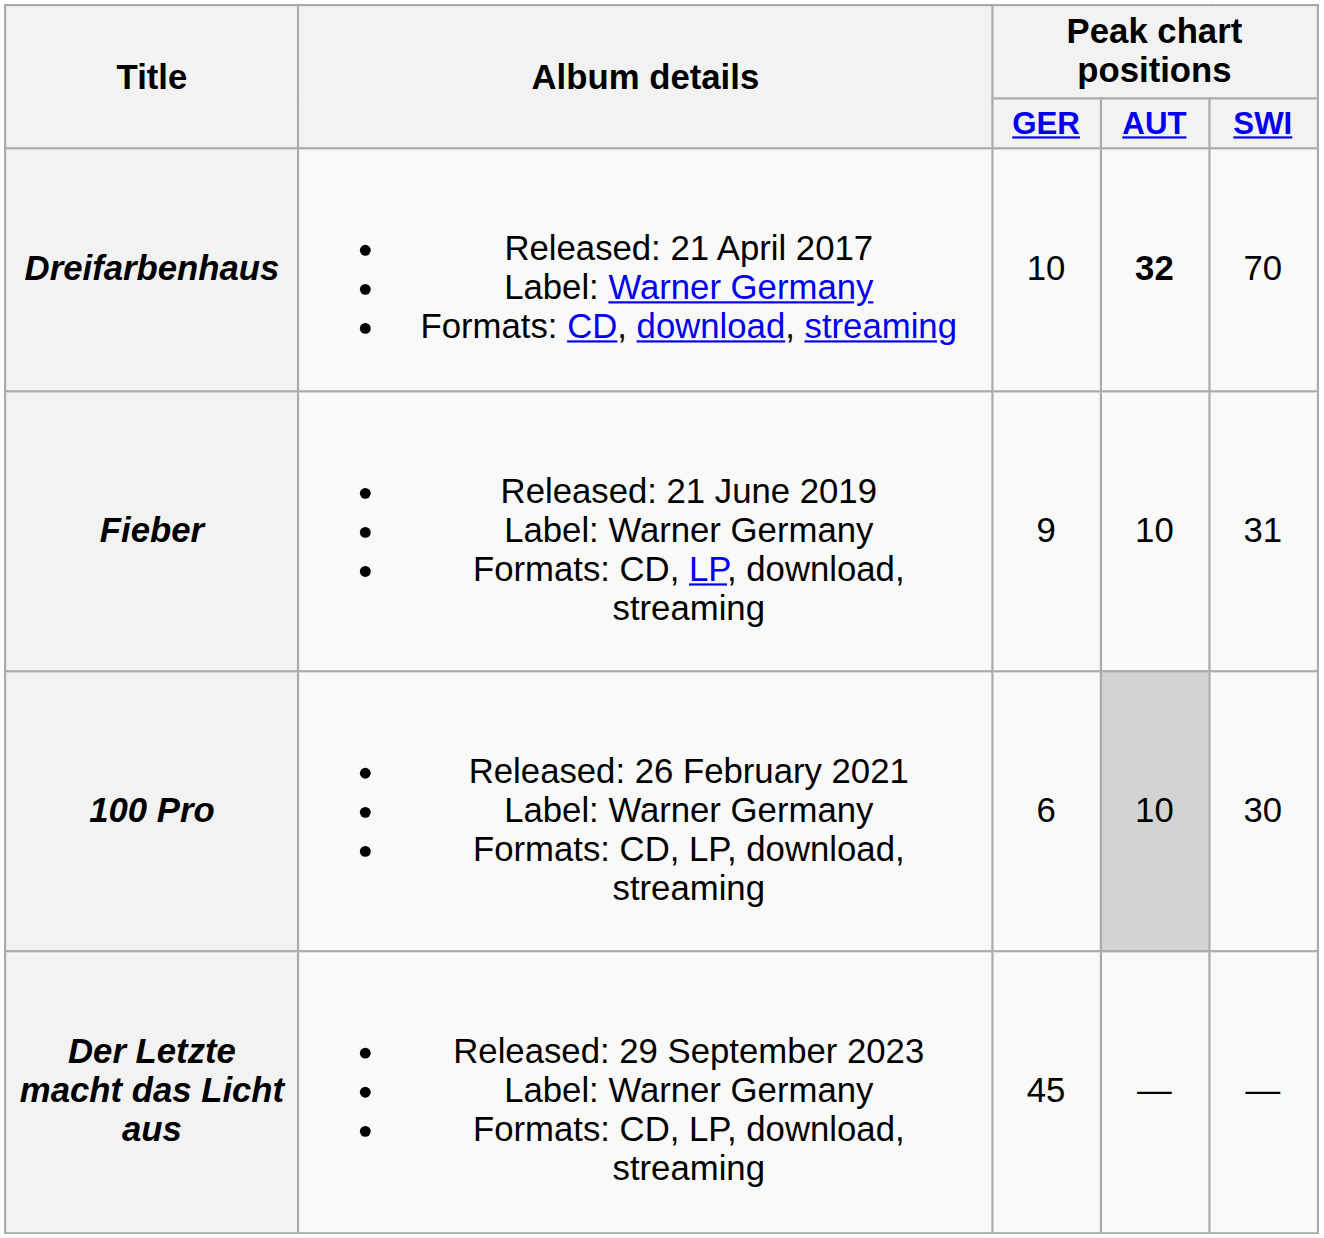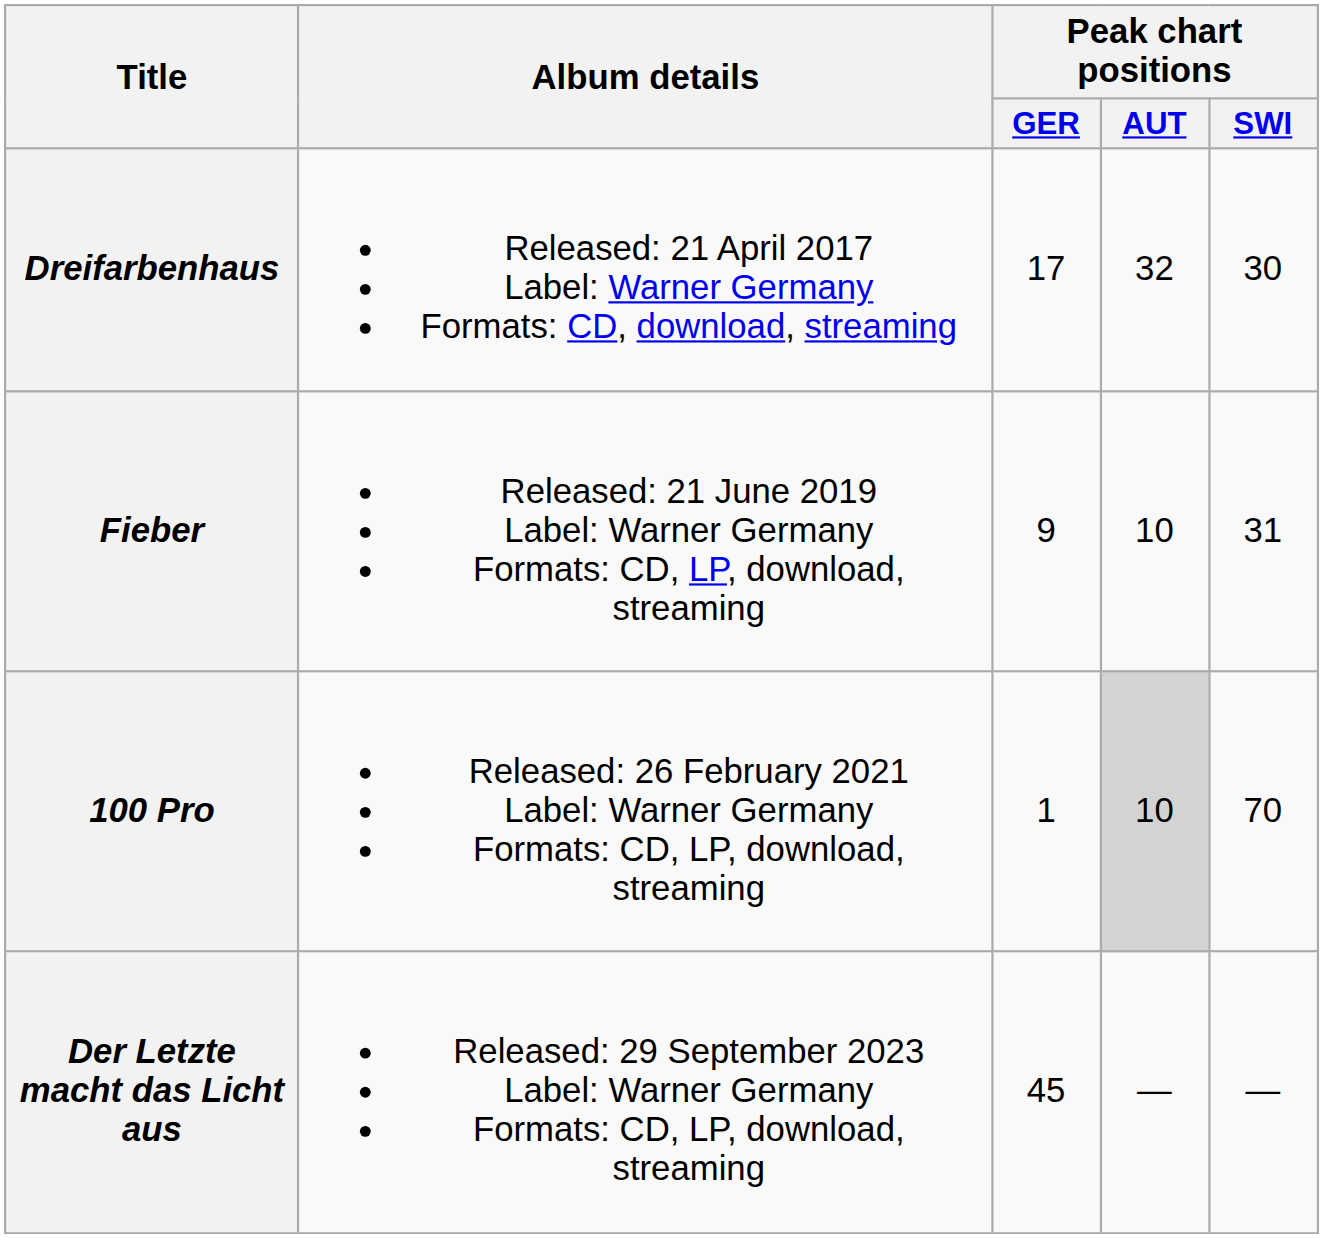(1046, 268) 10 -> (1046, 268) 17
(1154, 268) bold -> (1154, 268) normal
(1263, 268) 70 -> (1263, 268) 30
(1046, 810) 6 -> (1046, 810) 1
(1263, 810) 30 -> (1263, 810) 70
